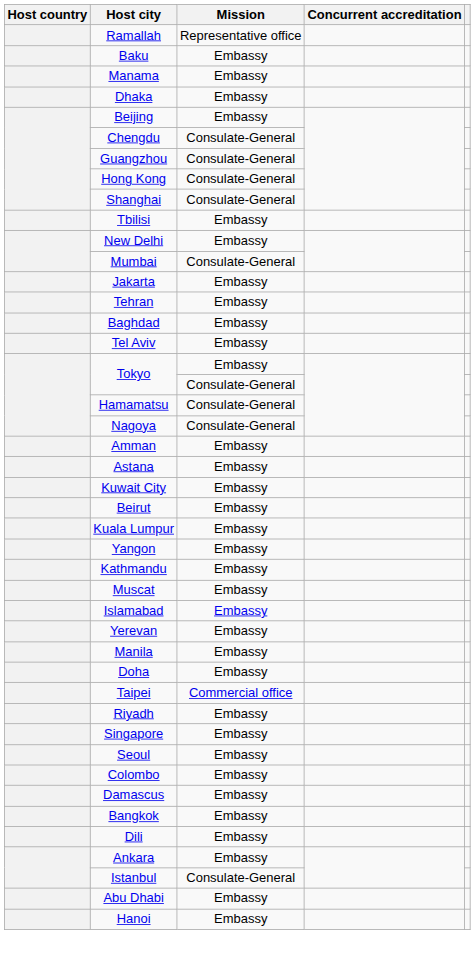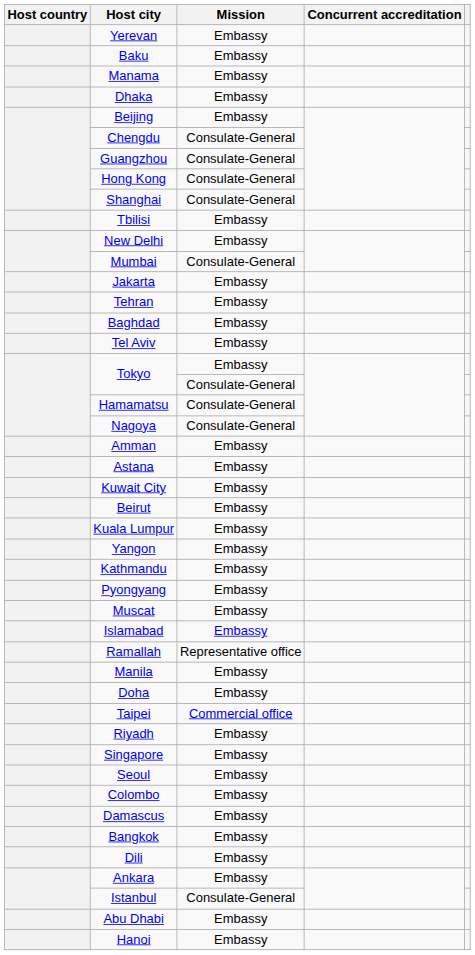rows swapped: (134, 631) <-> (134, 35)
+ row: (134, 590)
